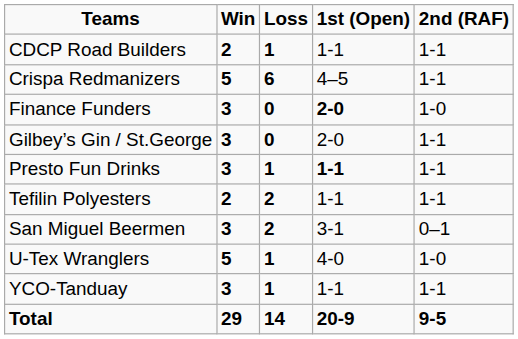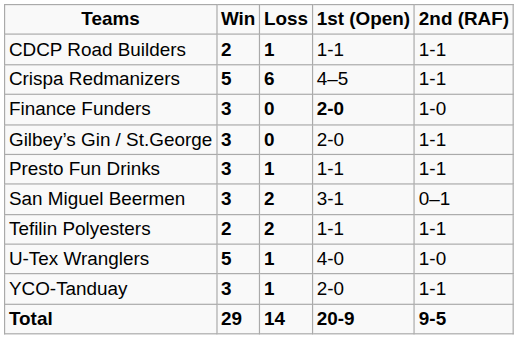(330, 169) bold -> (330, 169) normal
rows swapped: (97, 229) <-> (80, 199)
(330, 288) 1-1 -> (330, 288) 2-0
